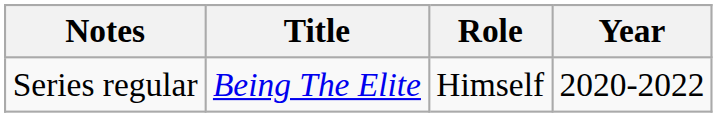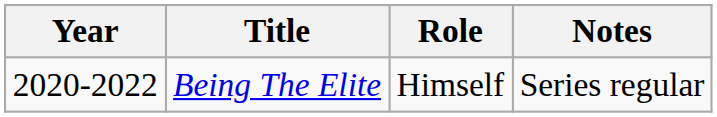columns swapped: (632, 31) <-> (105, 31)
